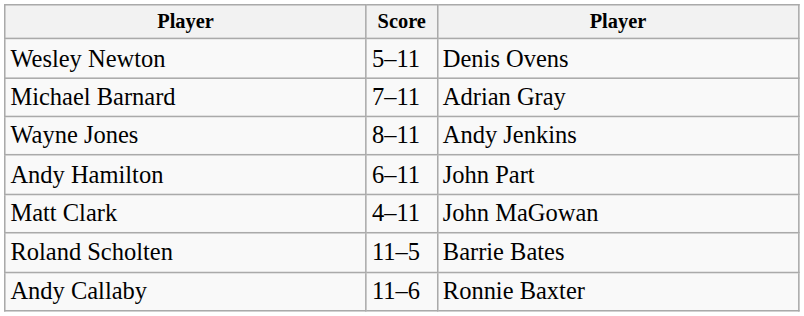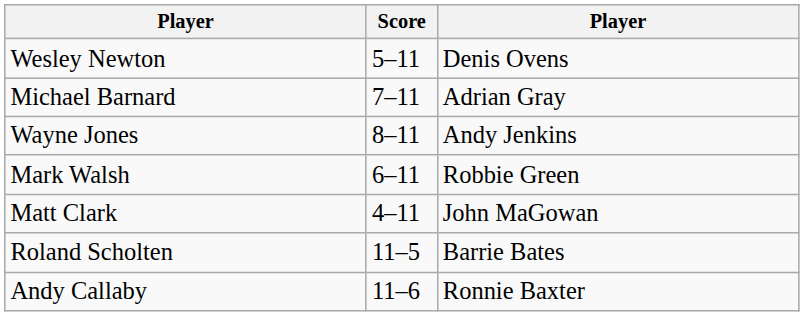- row: (87, 174)
+ row: (70, 174)
